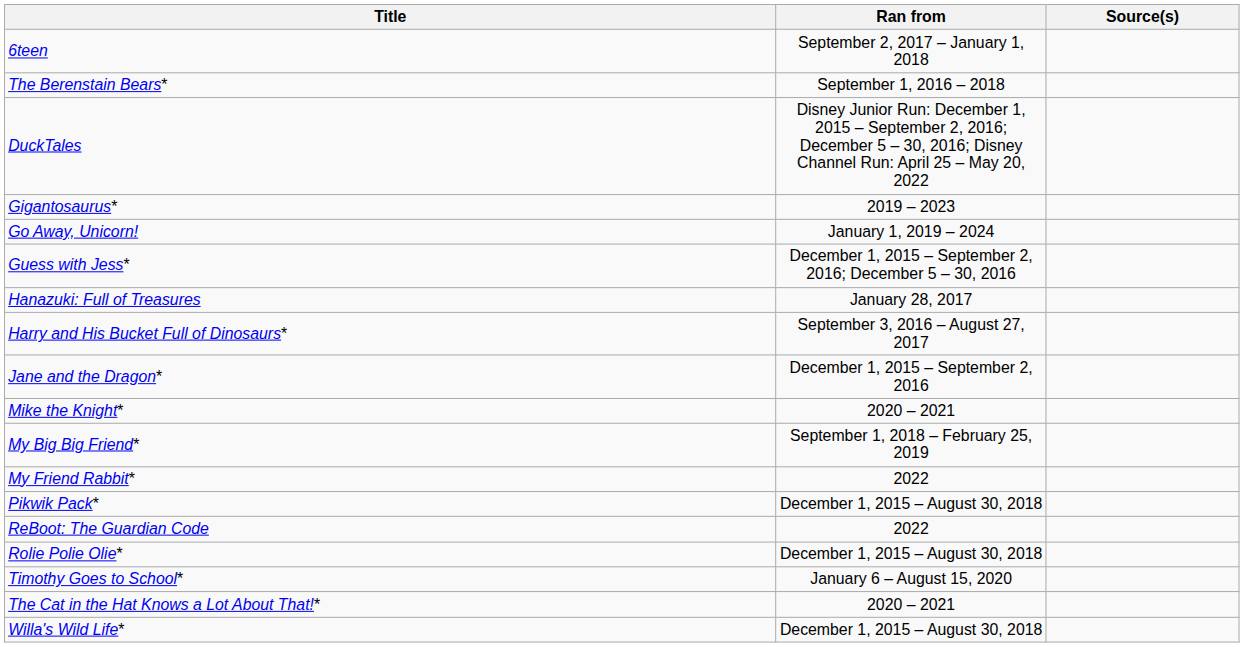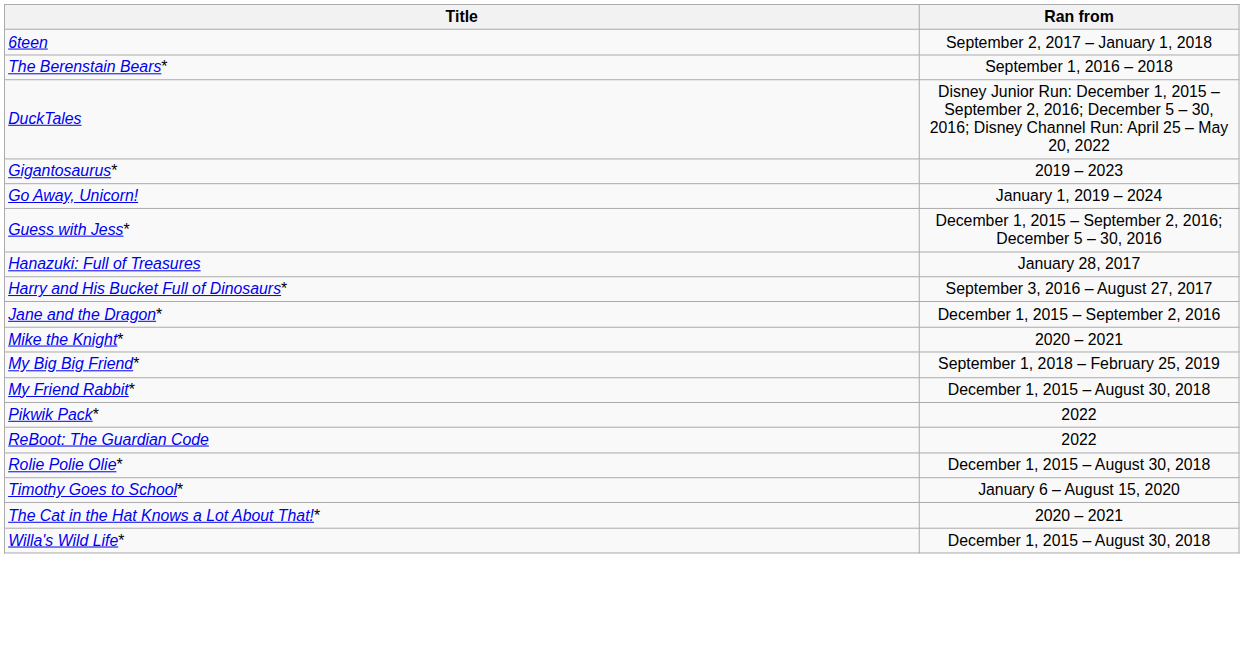- column: (1143, 17)
(911, 478) 2022 -> (1079, 389) December 1, 2015 – August 30, 2018
(911, 504) December 1, 2015 – August 30, 2018 -> (1079, 414) 2022
